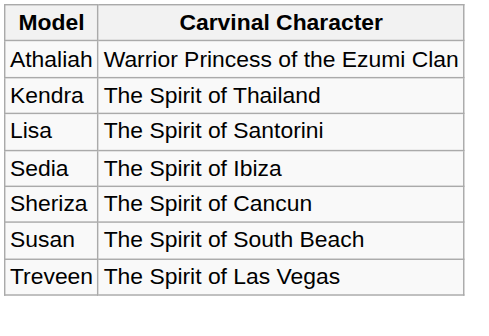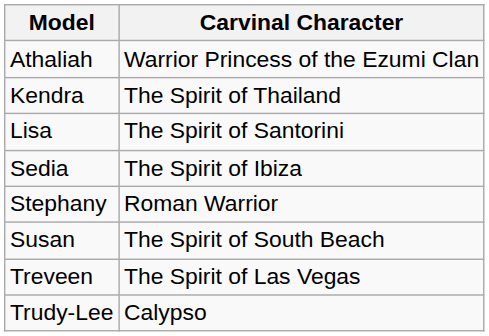- row: (49, 204)
+ row: (58, 204)
+ row: (62, 312)
